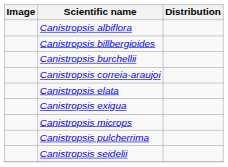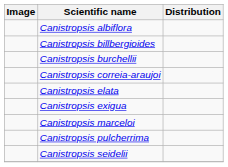+ row: (87, 122)
- row: (86, 122)
